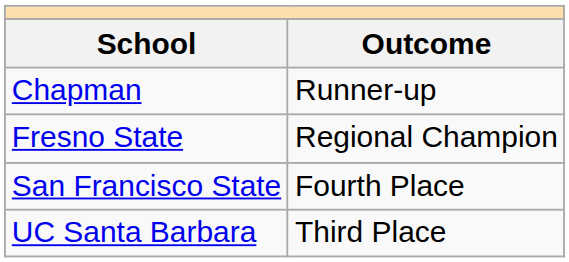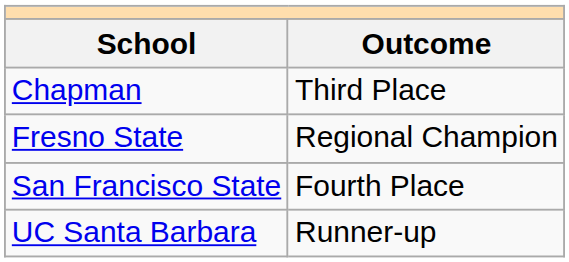(366, 90) Runner-up -> (371, 90) Third Place
(371, 232) Third Place -> (366, 232) Runner-up
